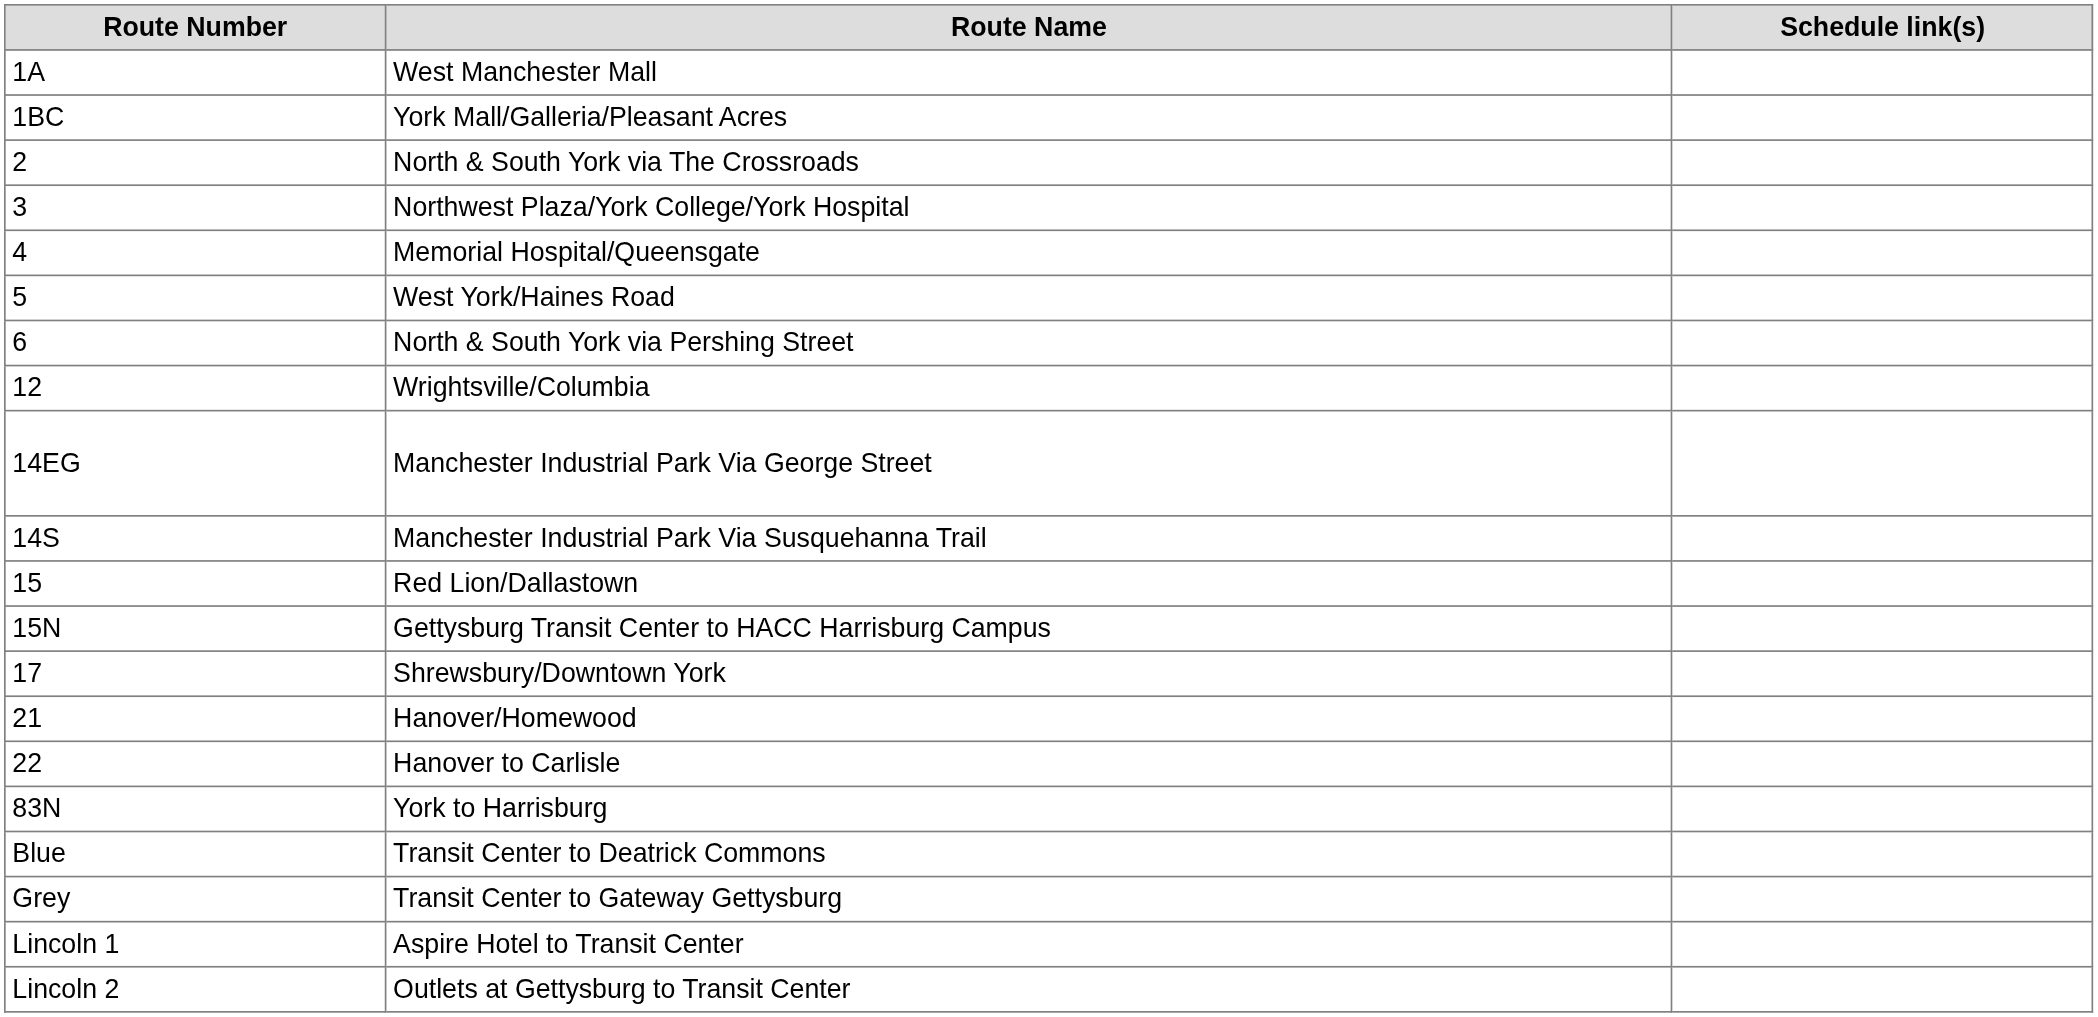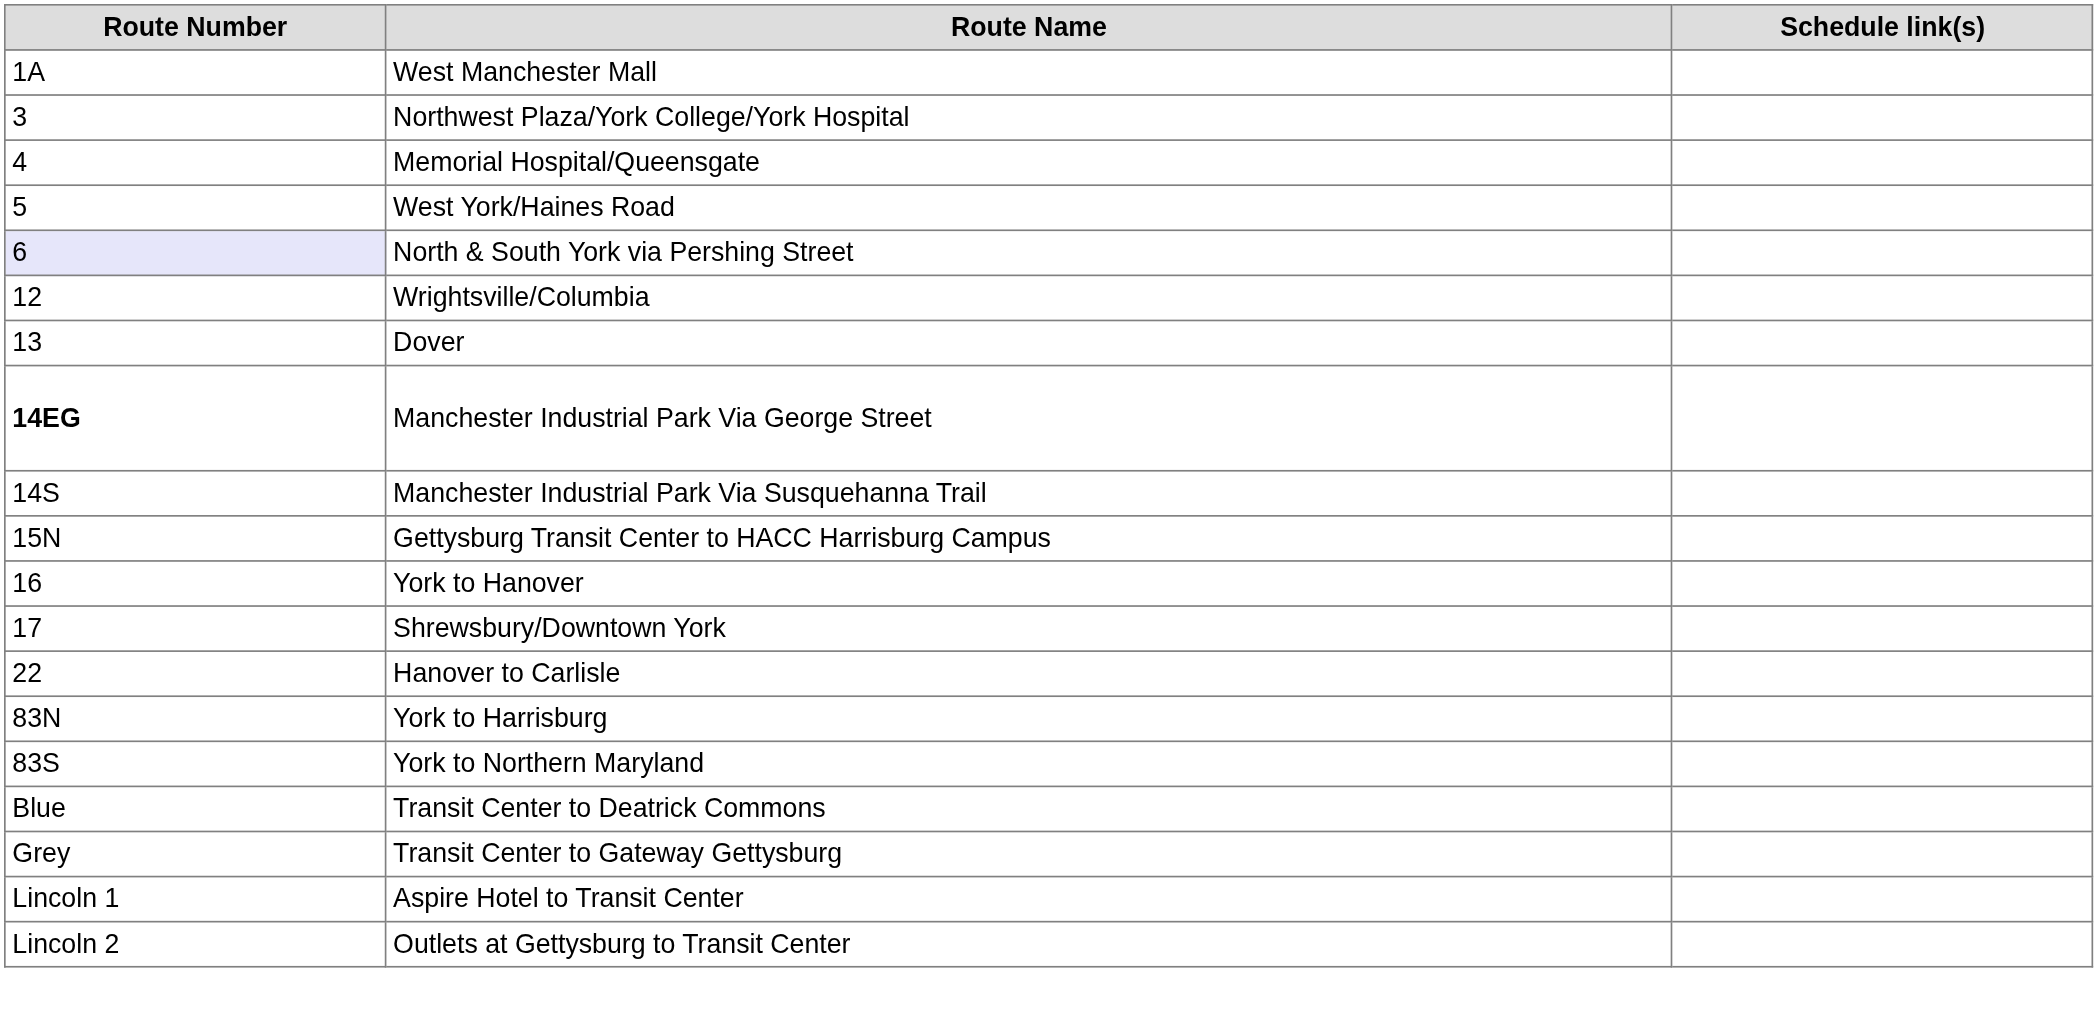- row: (590, 117)
- row: (626, 162)
(20, 342) no background -> (20, 252) lavender background
+ row: (429, 342)
(47, 462) normal -> (47, 417) bold
- row: (516, 583)
+ row: (488, 583)
- row: (515, 718)
+ row: (549, 763)
